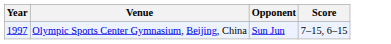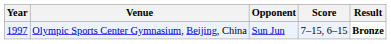+ column: (368, 13)
